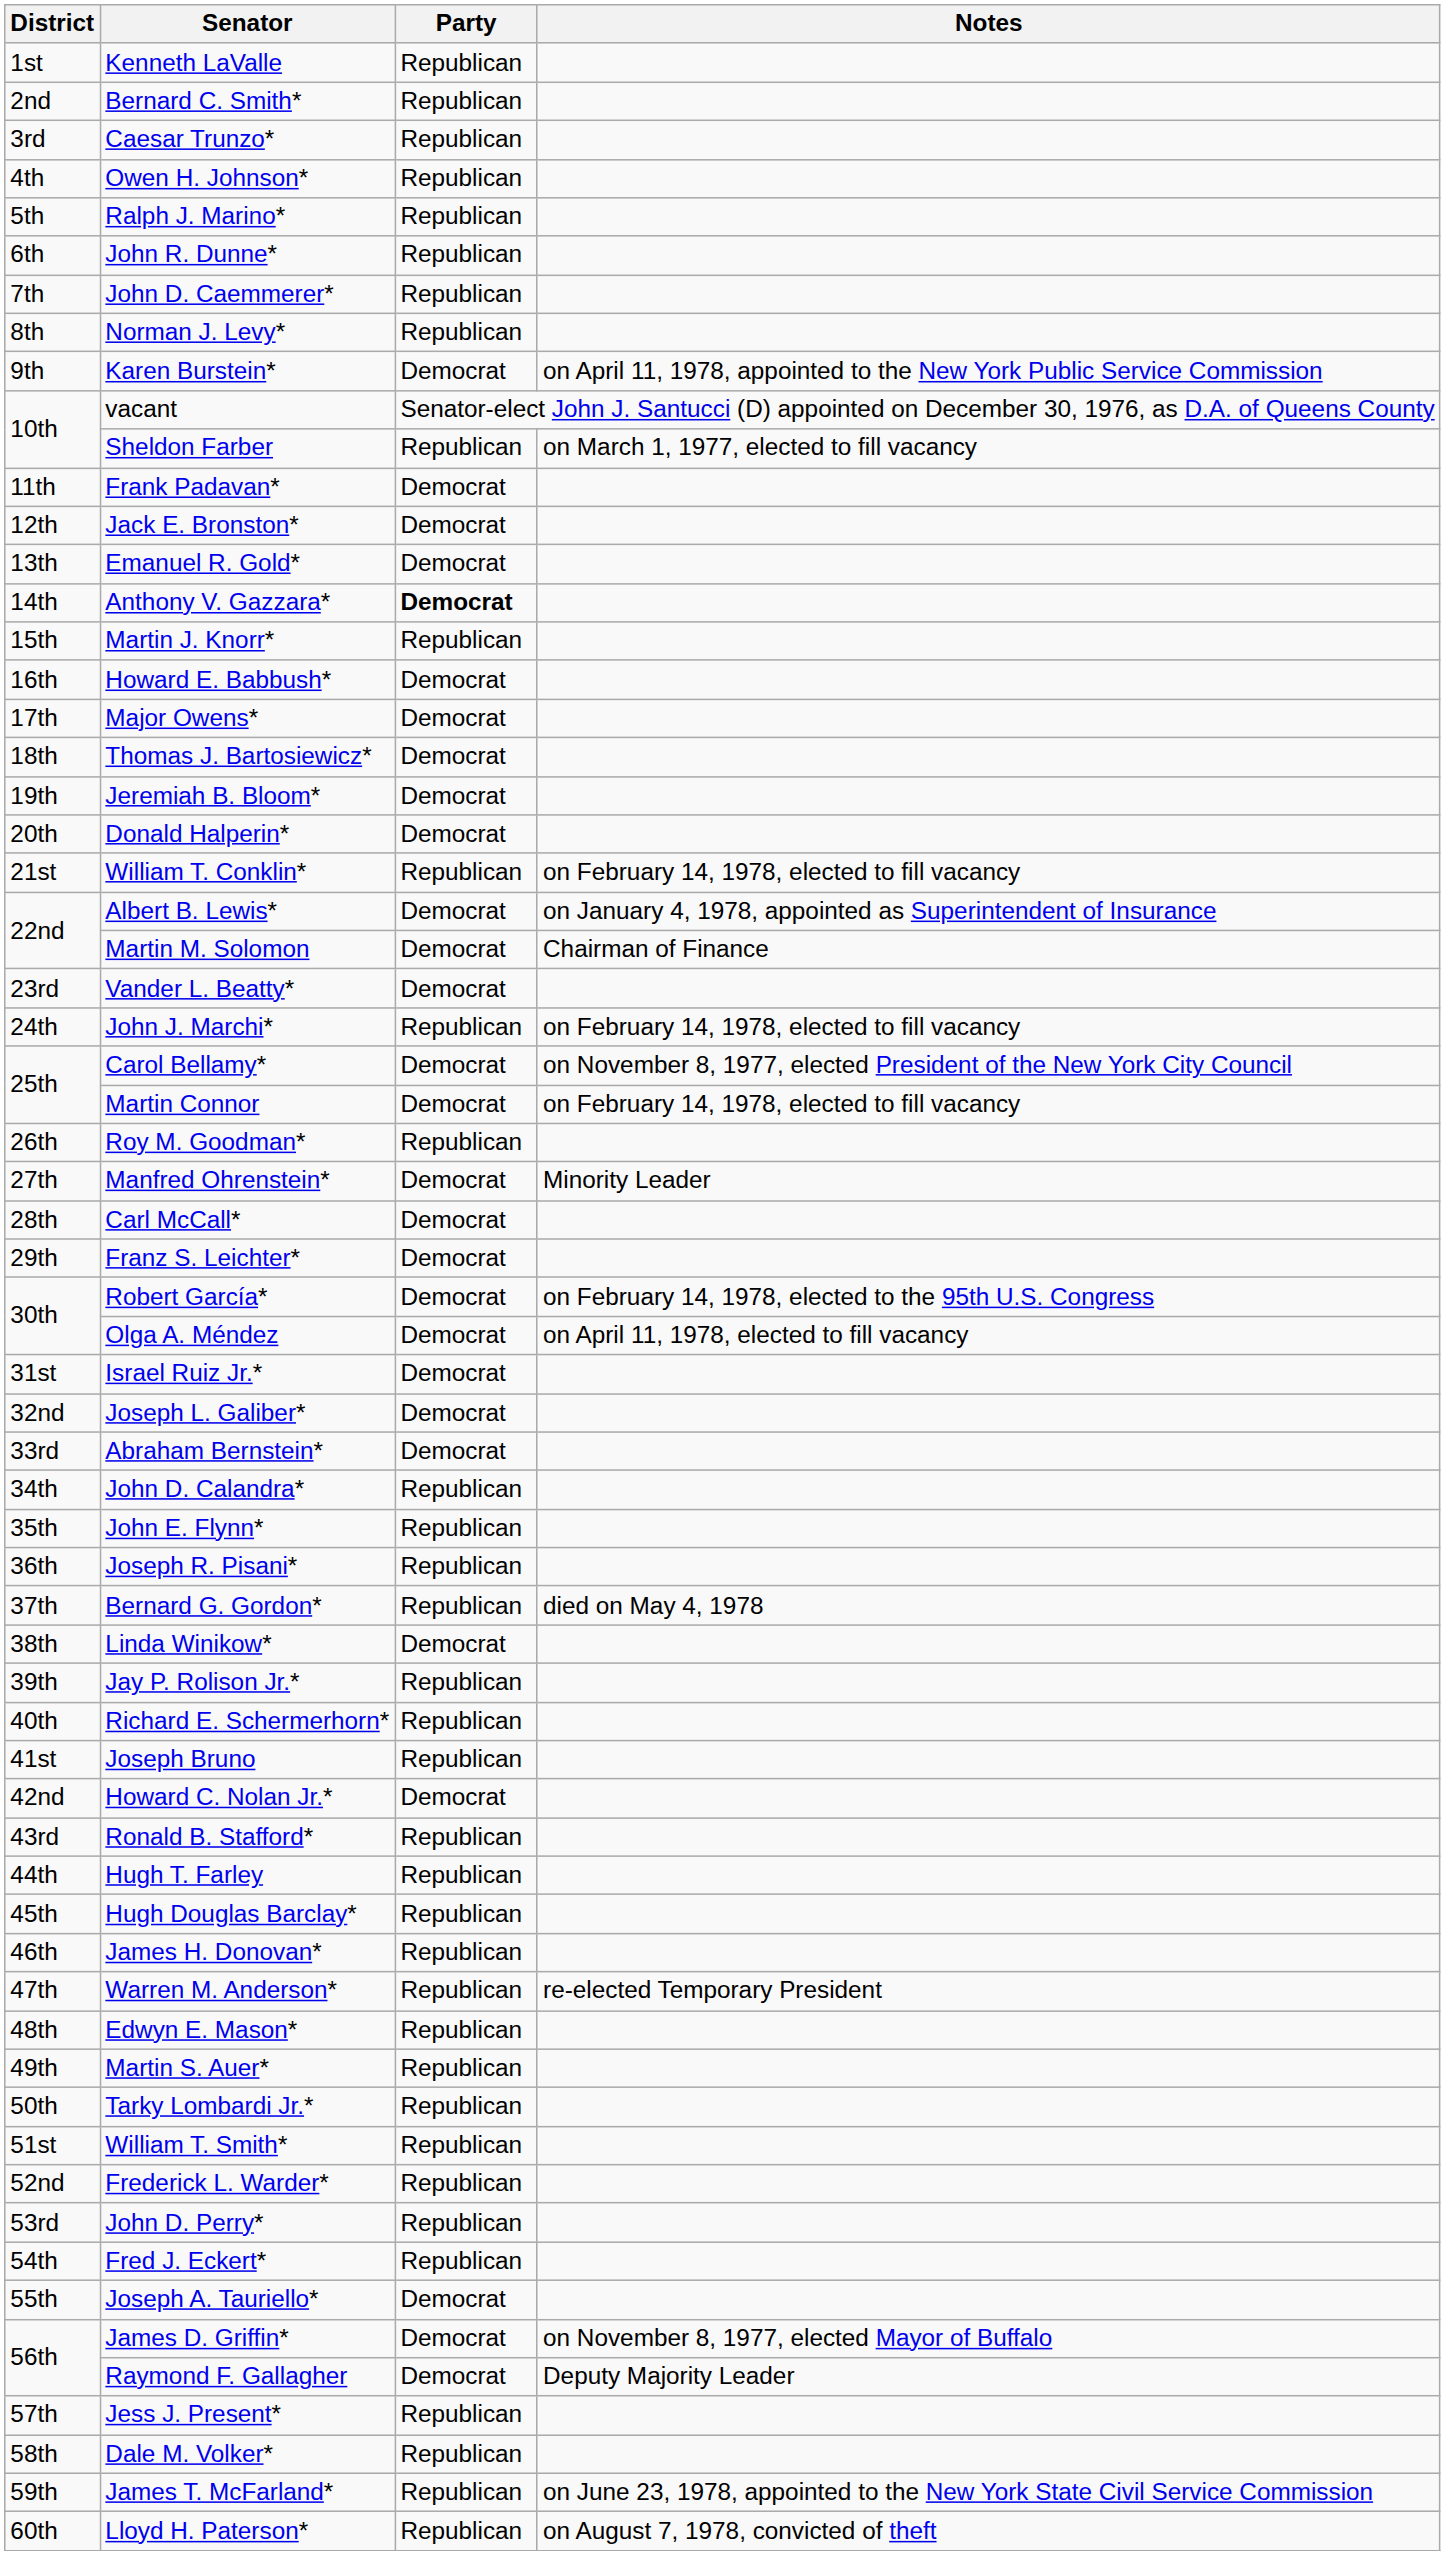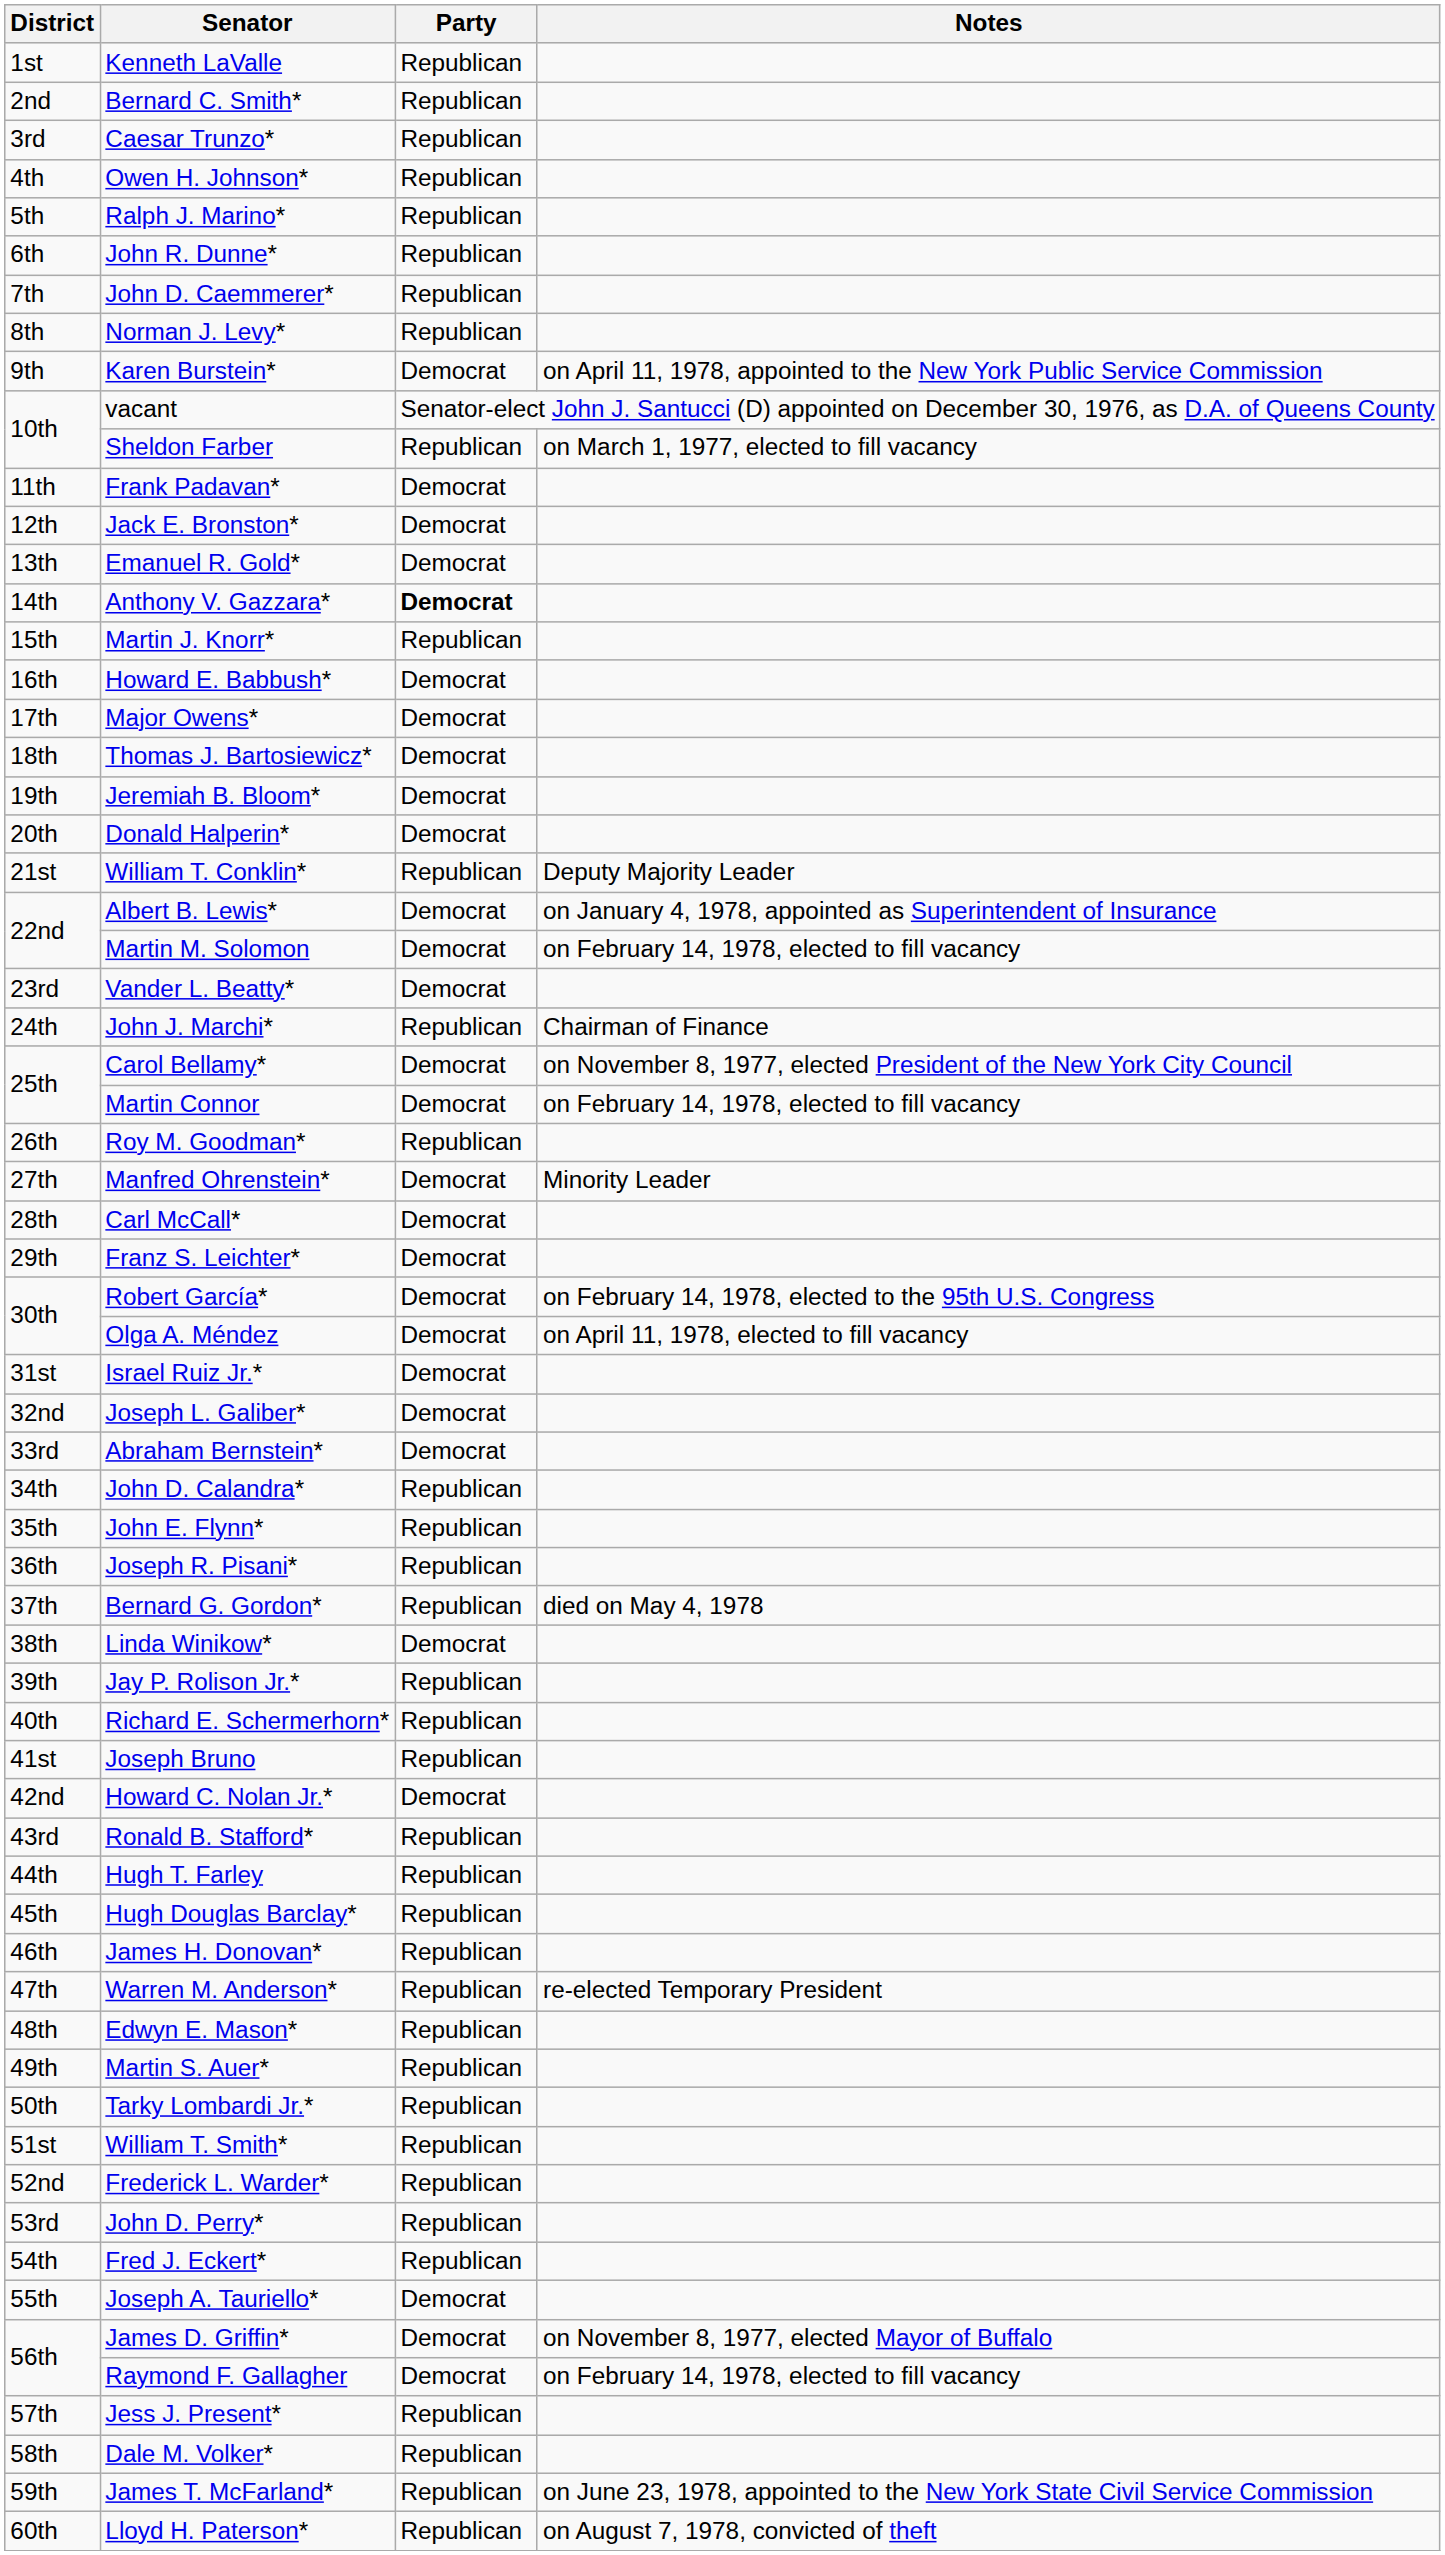(782, 872) on February 14, 1978, elected to fill vacancy -> (669, 872) Deputy Majority Leader
(656, 949) Chairman of Finance -> (782, 949) on February 14, 1978, elected to fill vacancy
(782, 1026) on February 14, 1978, elected to fill vacancy -> (656, 1026) Chairman of Finance
(669, 2376) Deputy Majority Leader -> (782, 2376) on February 14, 1978, elected to fill vacancy
